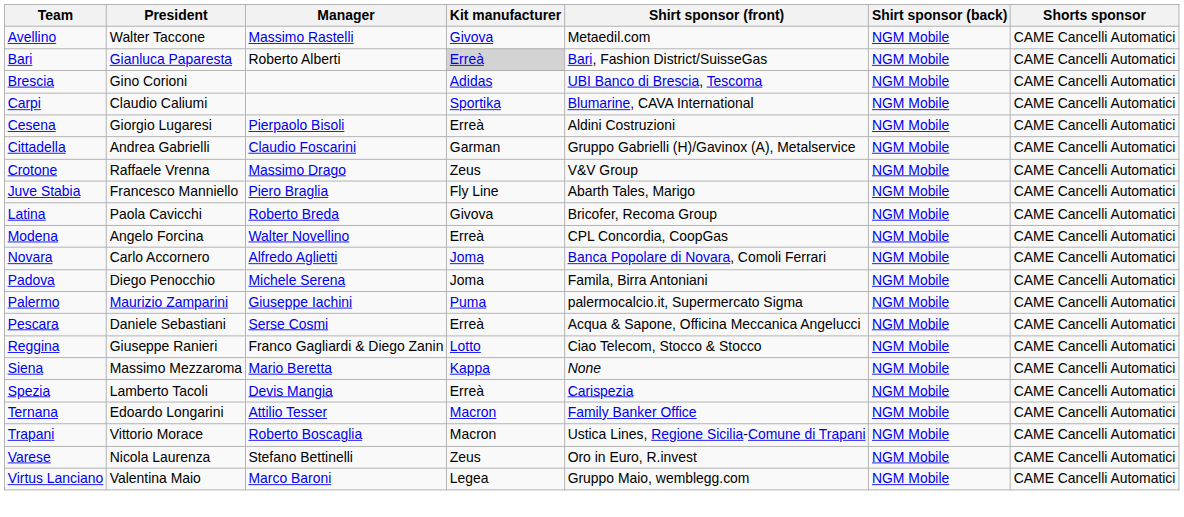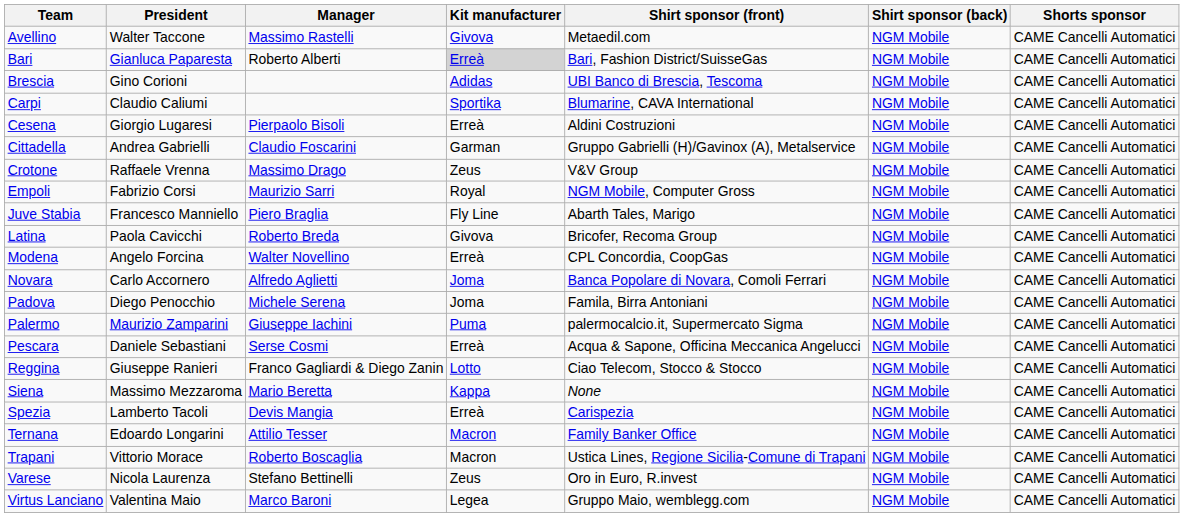+ row: (29, 192)
